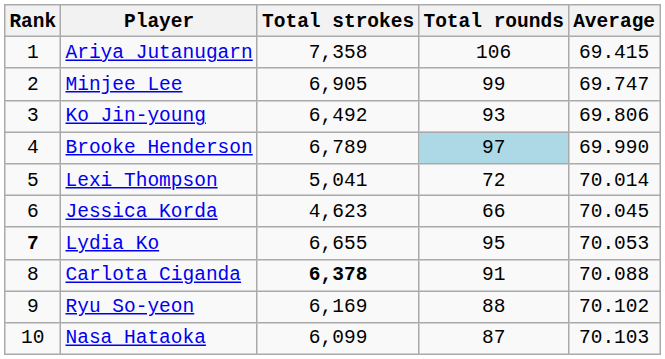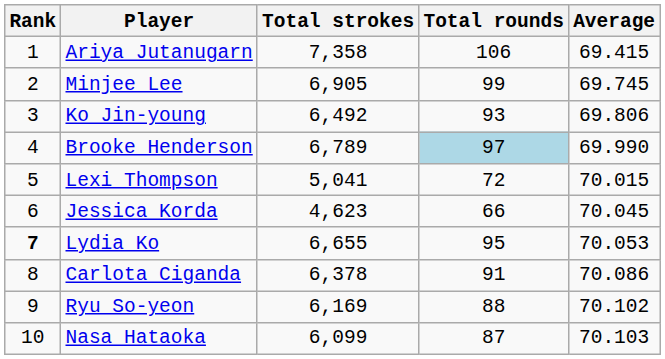(614, 84) 69.747 -> (614, 84) 69.745
(614, 180) 70.014 -> (614, 180) 70.015
(338, 275) bold -> (338, 275) normal
(614, 275) 70.088 -> (614, 275) 70.086
